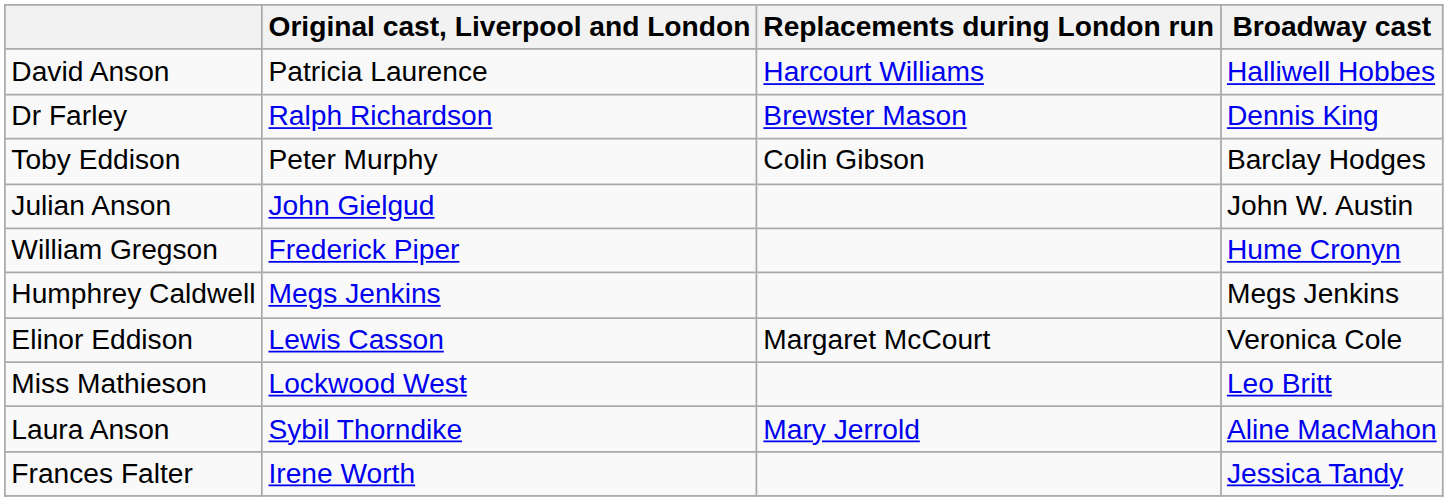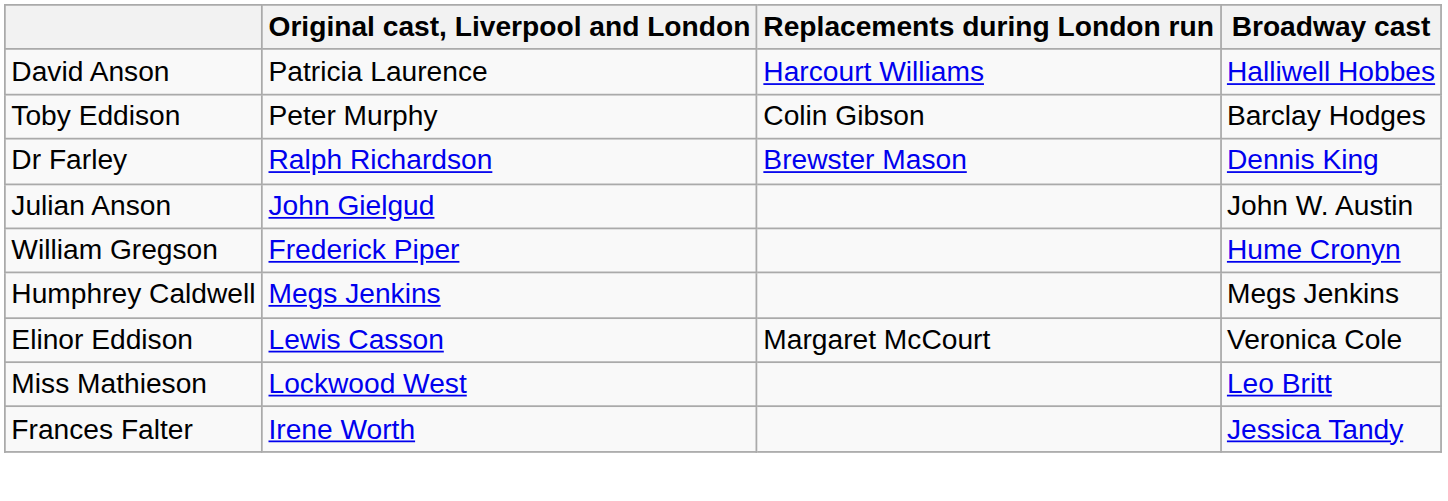rows swapped: (96, 160) <-> (69, 116)
- row: (90, 428)
